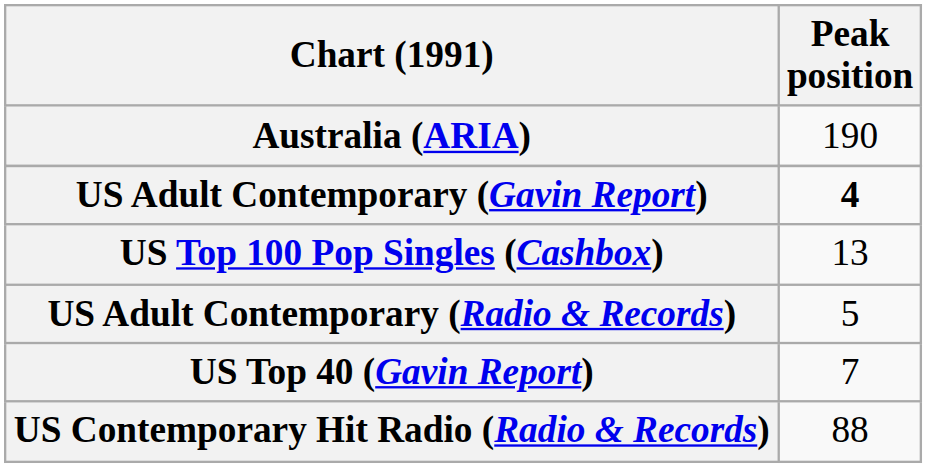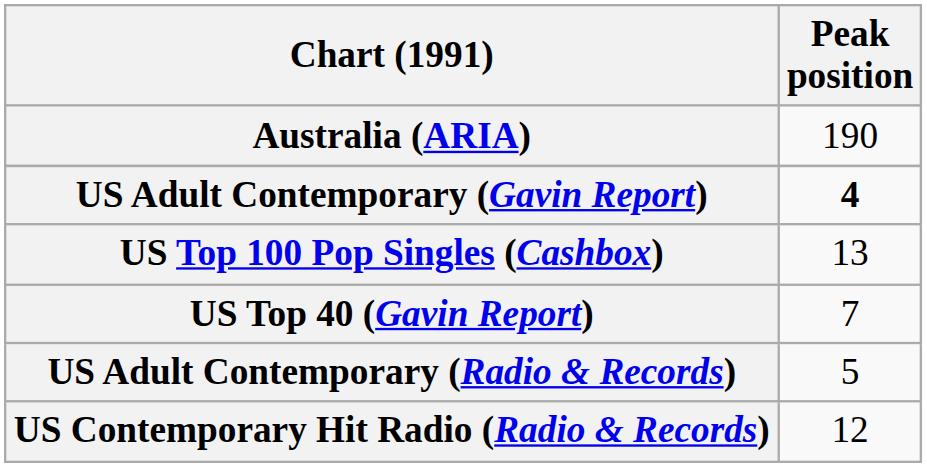rows swapped: (392, 371) <-> (392, 312)
(850, 430) 88 -> (850, 430) 12
